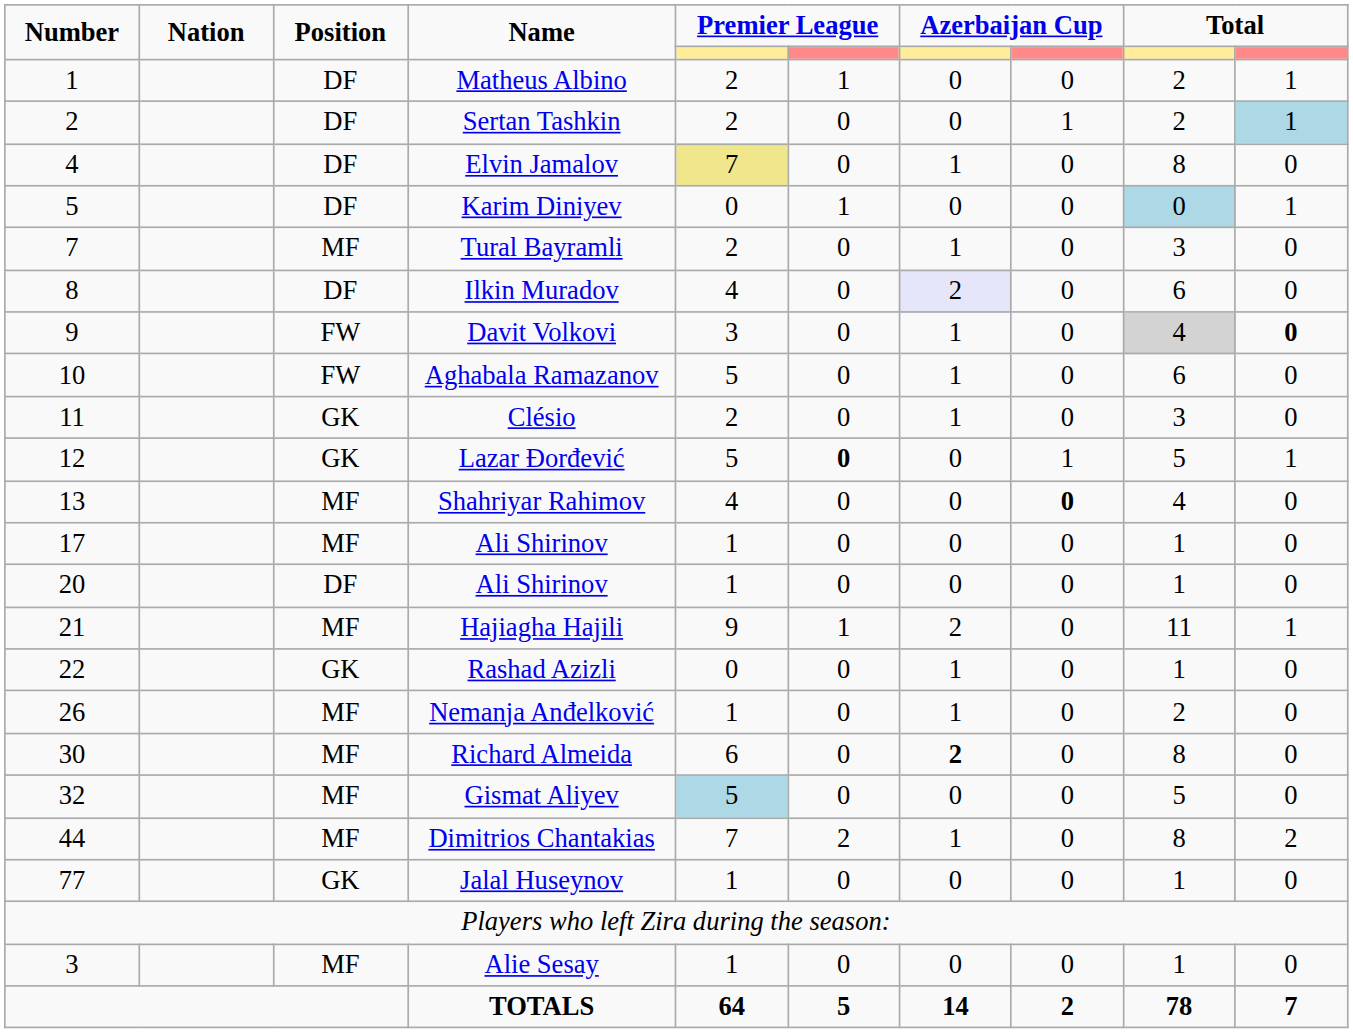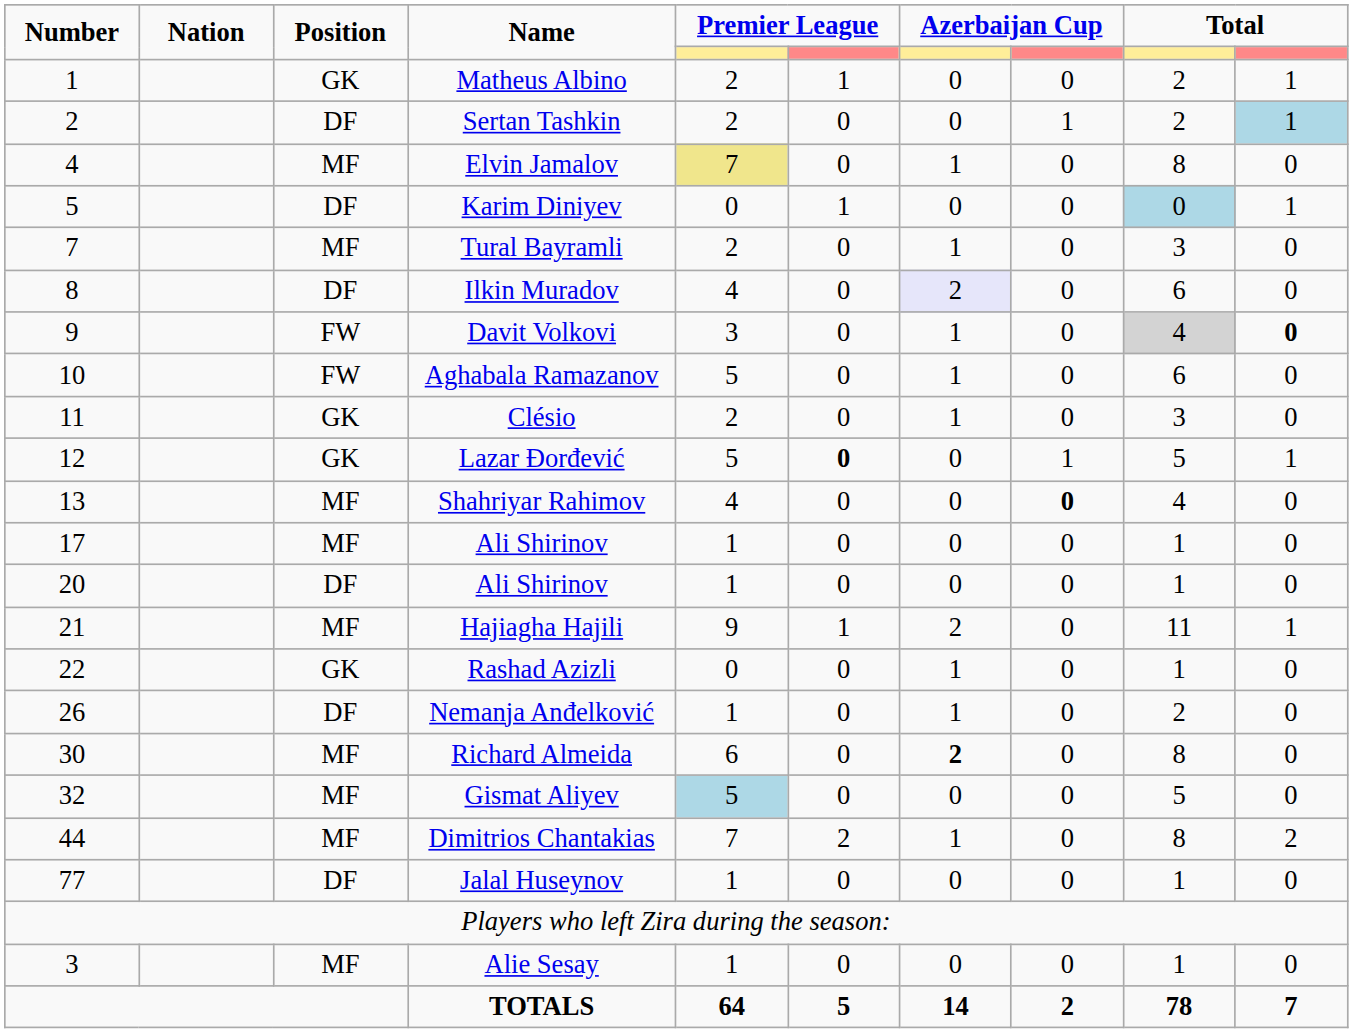(340, 79) DF -> (340, 79) GK
(340, 164) DF -> (340, 164) MF
(340, 711) MF -> (340, 711) DF
(340, 880) GK -> (340, 880) DF
